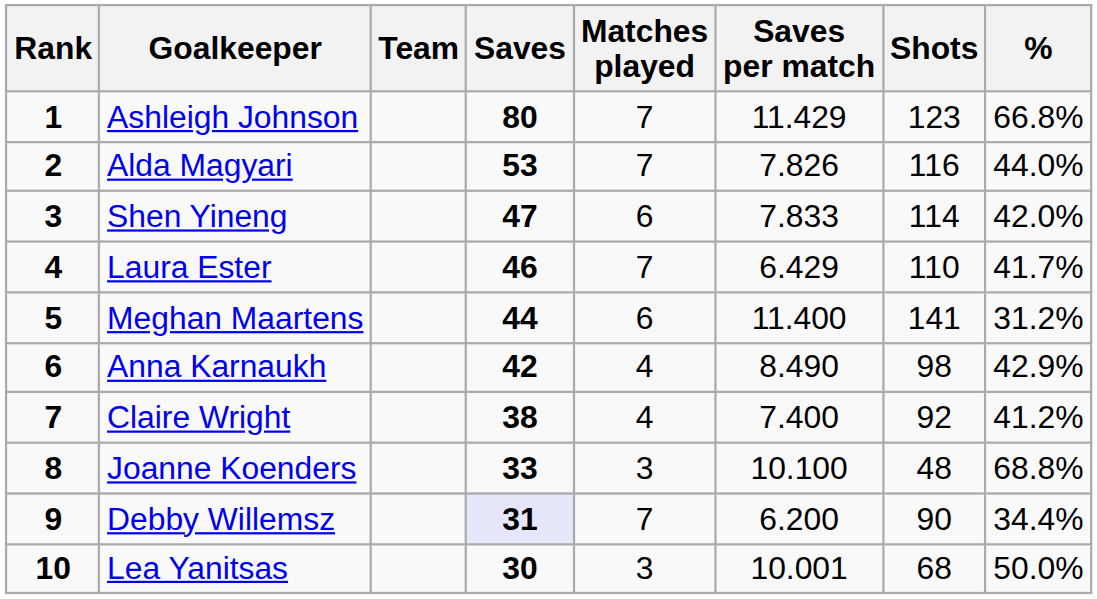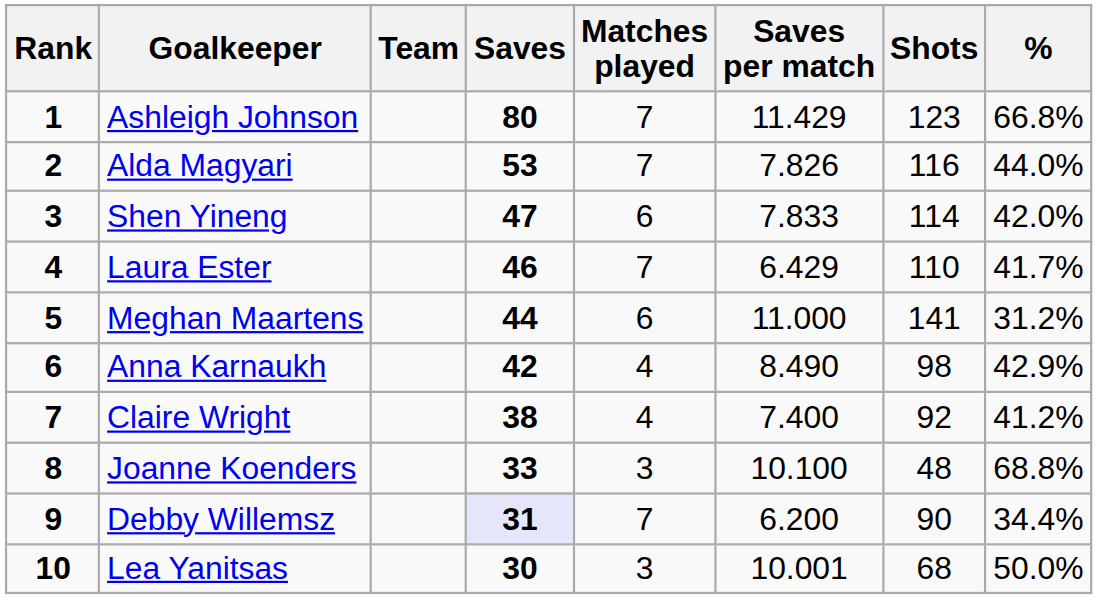(799, 317) 11.400 -> (799, 317) 11.000
